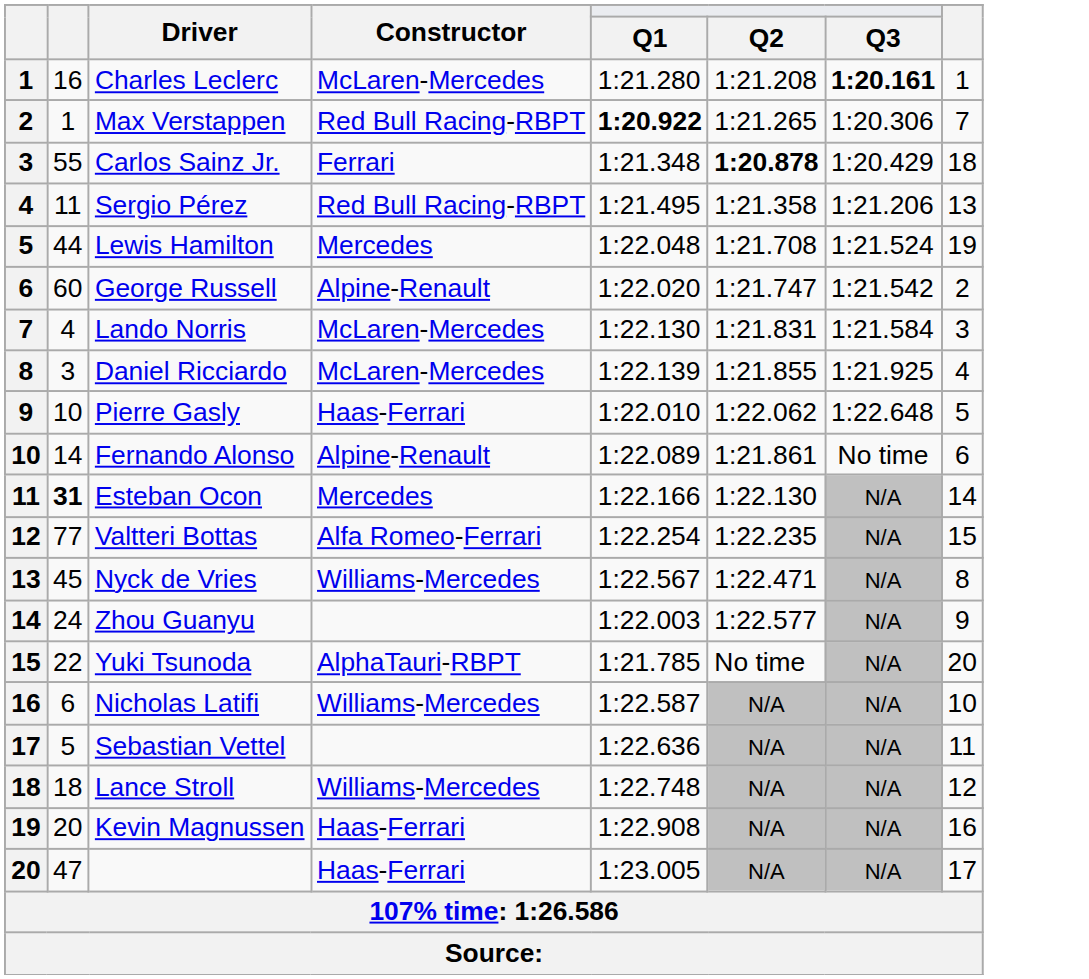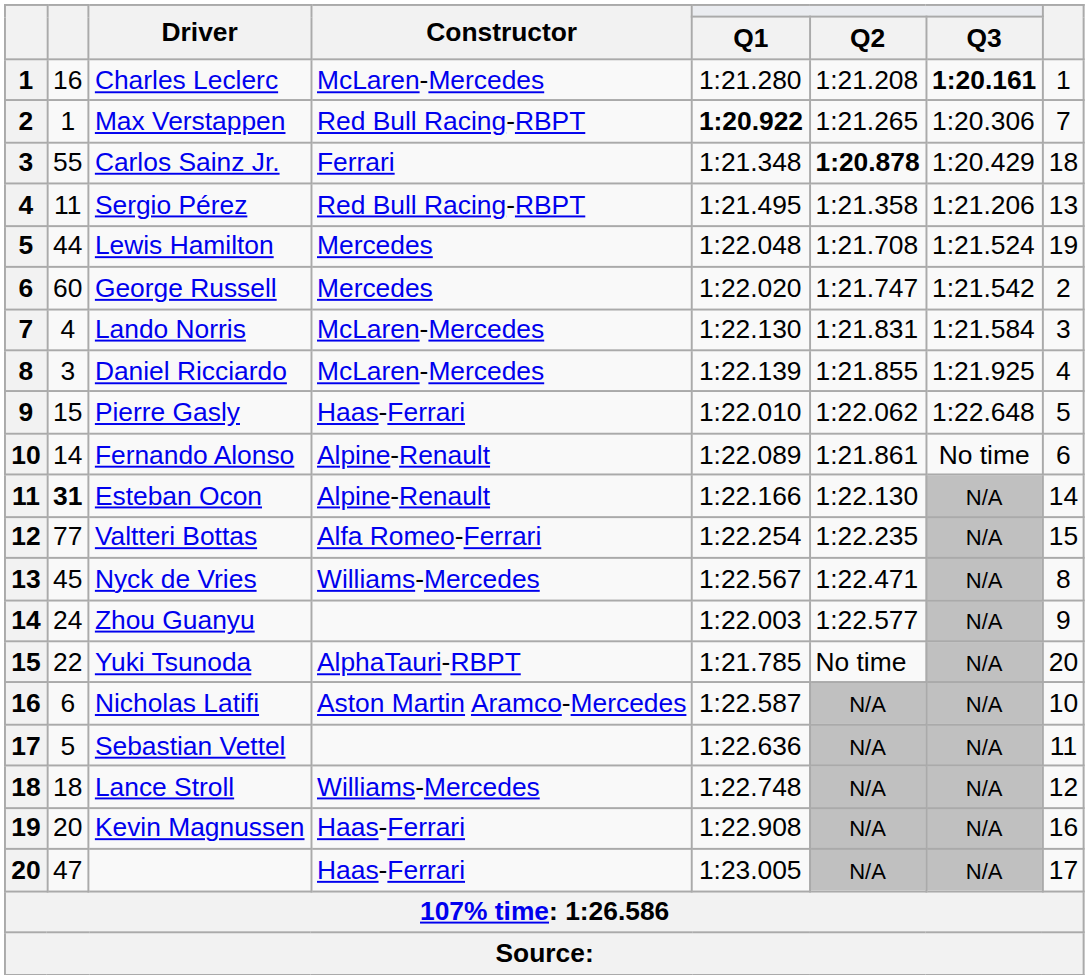(404, 287) Alpine-Renault -> (375, 287) Mercedes
(68, 412) 10 -> (68, 412) 15
(375, 495) Mercedes -> (404, 495) Alpine-Renault
(428, 703) Williams-Mercedes -> (502, 703) Aston Martin Aramco-Mercedes
